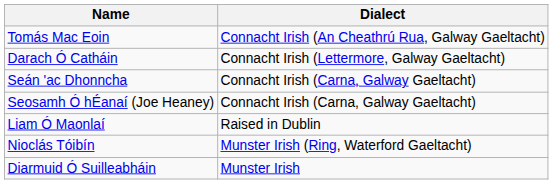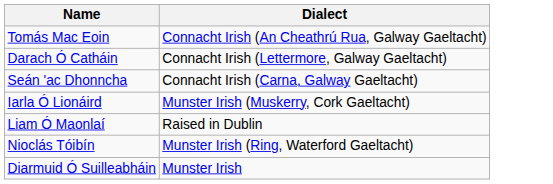- row: (111, 102)
+ row: (55, 102)
